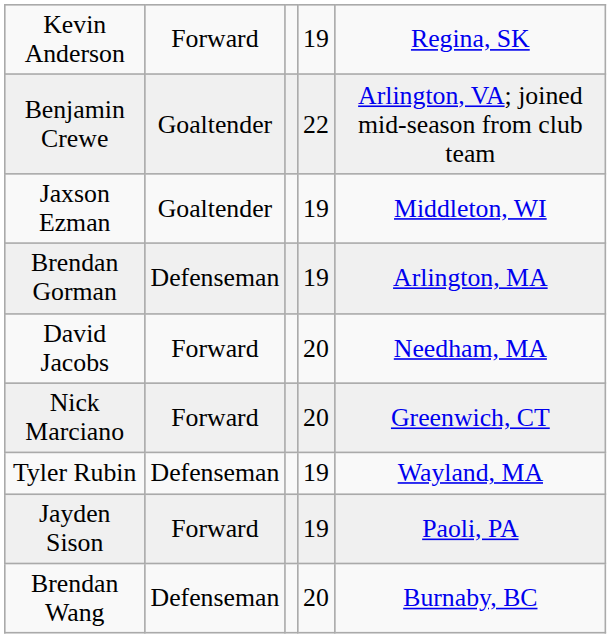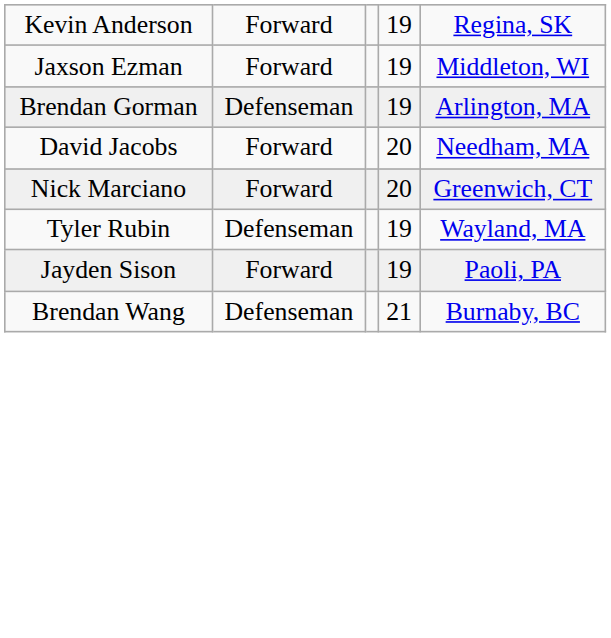- row: (75, 123)
(215, 208) Goaltender -> (289, 65) Forward
(316, 598) 20 -> (399, 310) 21
